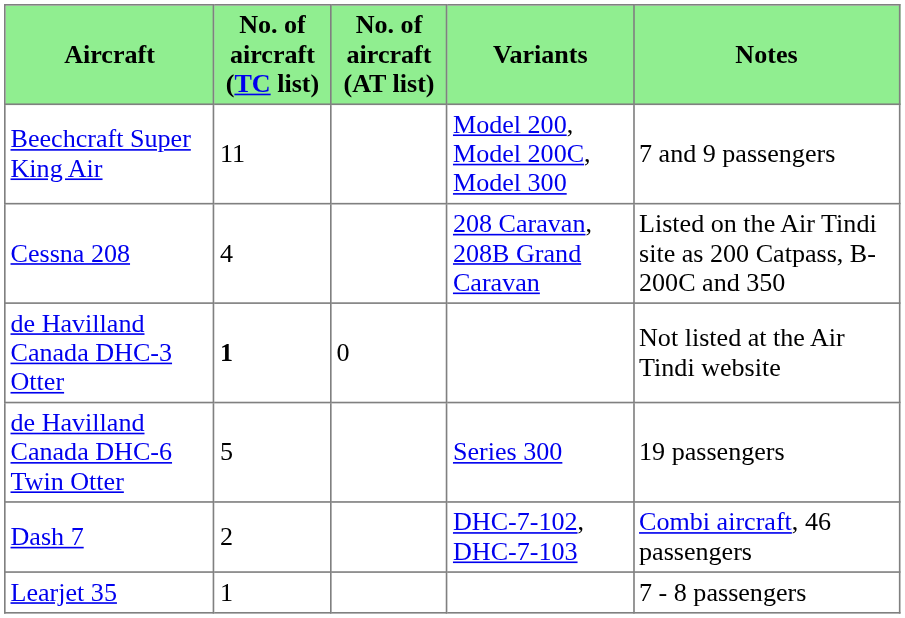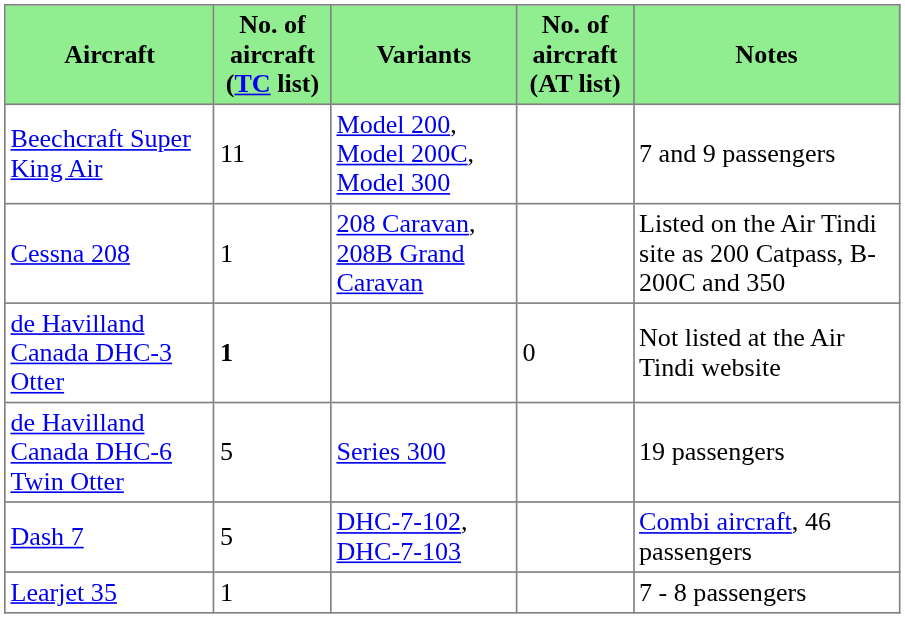columns swapped: (389, 54) <-> (540, 54)
(226, 253) 4 -> (226, 253) 1
(226, 536) 2 -> (226, 536) 5
